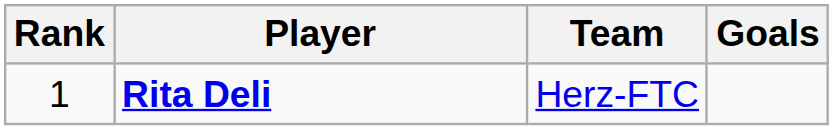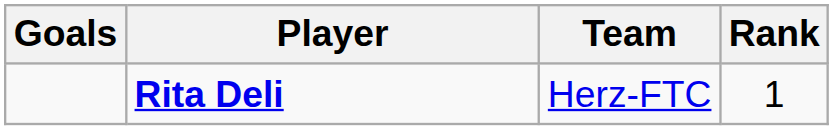columns swapped: (59, 34) <-> (768, 34)
